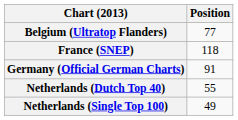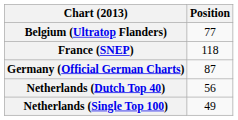(210, 69) 91 -> (210, 69) 87
(210, 87) 55 -> (210, 87) 56
